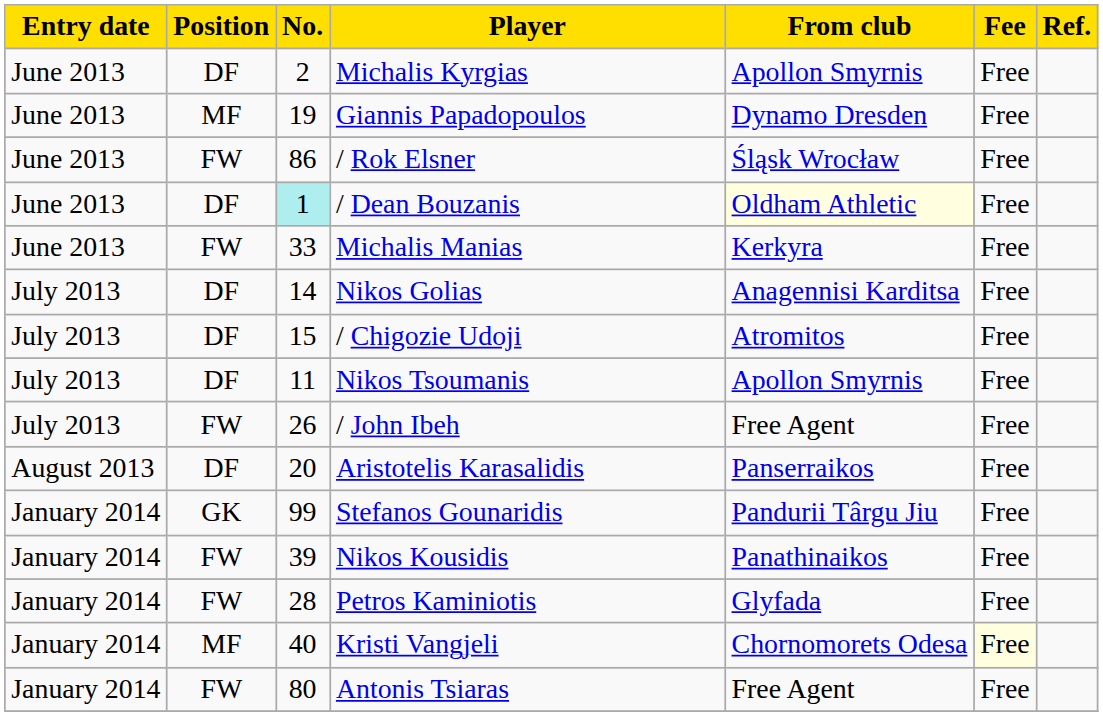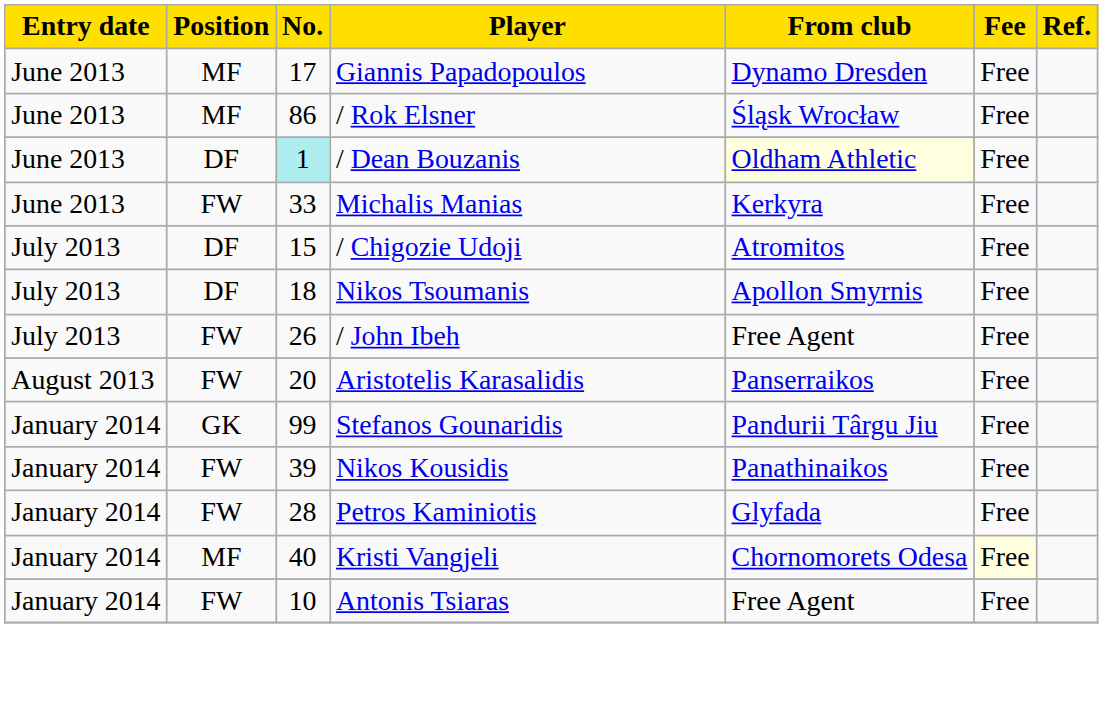- row: (432, 70)
(303, 114) 19 -> (303, 70) 17
(221, 159) FW -> (221, 114) MF
- row: (409, 291)
(303, 379) 11 -> (303, 291) 18
(221, 468) DF -> (221, 379) FW
(303, 688) 80 -> (303, 600) 10
